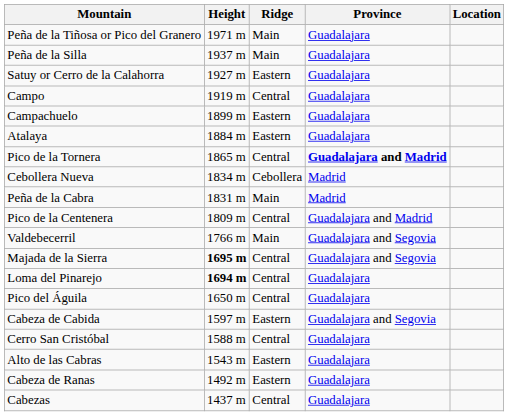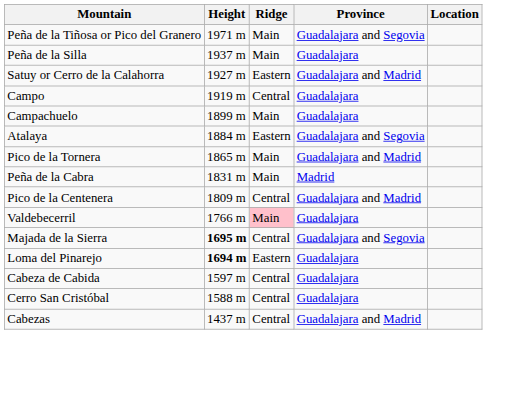(339, 34) Guadalajara -> (361, 34) Guadalajara and Segovia
(339, 75) Guadalajara -> (359, 75) Guadalajara and Madrid
(272, 116) Eastern -> (266, 116) Main
(339, 136) Guadalajara -> (361, 136) Guadalajara and Segovia
(271, 156) Central -> (266, 156) Main
(377, 156) bold -> (359, 156) normal
- row: (51, 177)
(266, 237) no background -> (266, 217) pink background
(372, 237) Guadalajara and Segovia -> (328, 217) Guadalajara
(271, 278) Central -> (272, 258) Eastern
- row: (47, 298)
(272, 319) Eastern -> (271, 278) Central
(372, 319) Guadalajara and Segovia -> (328, 278) Guadalajara
- row: (54, 359)
- row: (51, 380)
(339, 400) Guadalajara -> (359, 319) Guadalajara and Madrid
